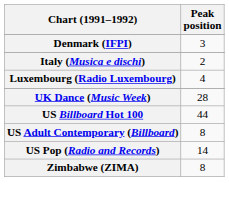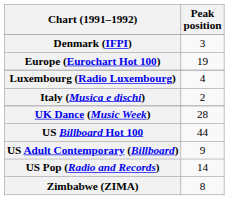+ row: (93, 61)
rows swapped: (93, 61) <-> (93, 79)
(203, 132) 8 -> (203, 150) 9
